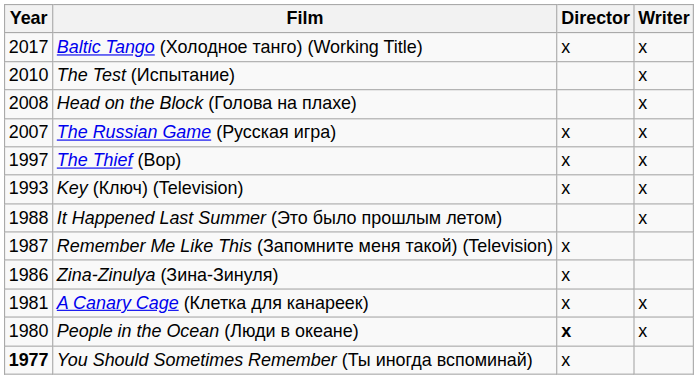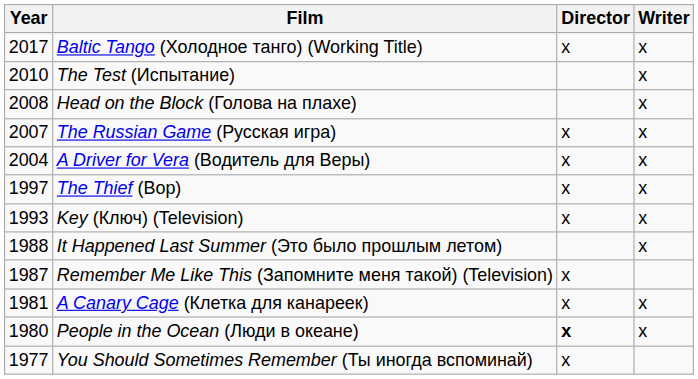+ row: (214, 160)
- row: (168, 274)
(29, 359) bold -> (29, 359) normal
